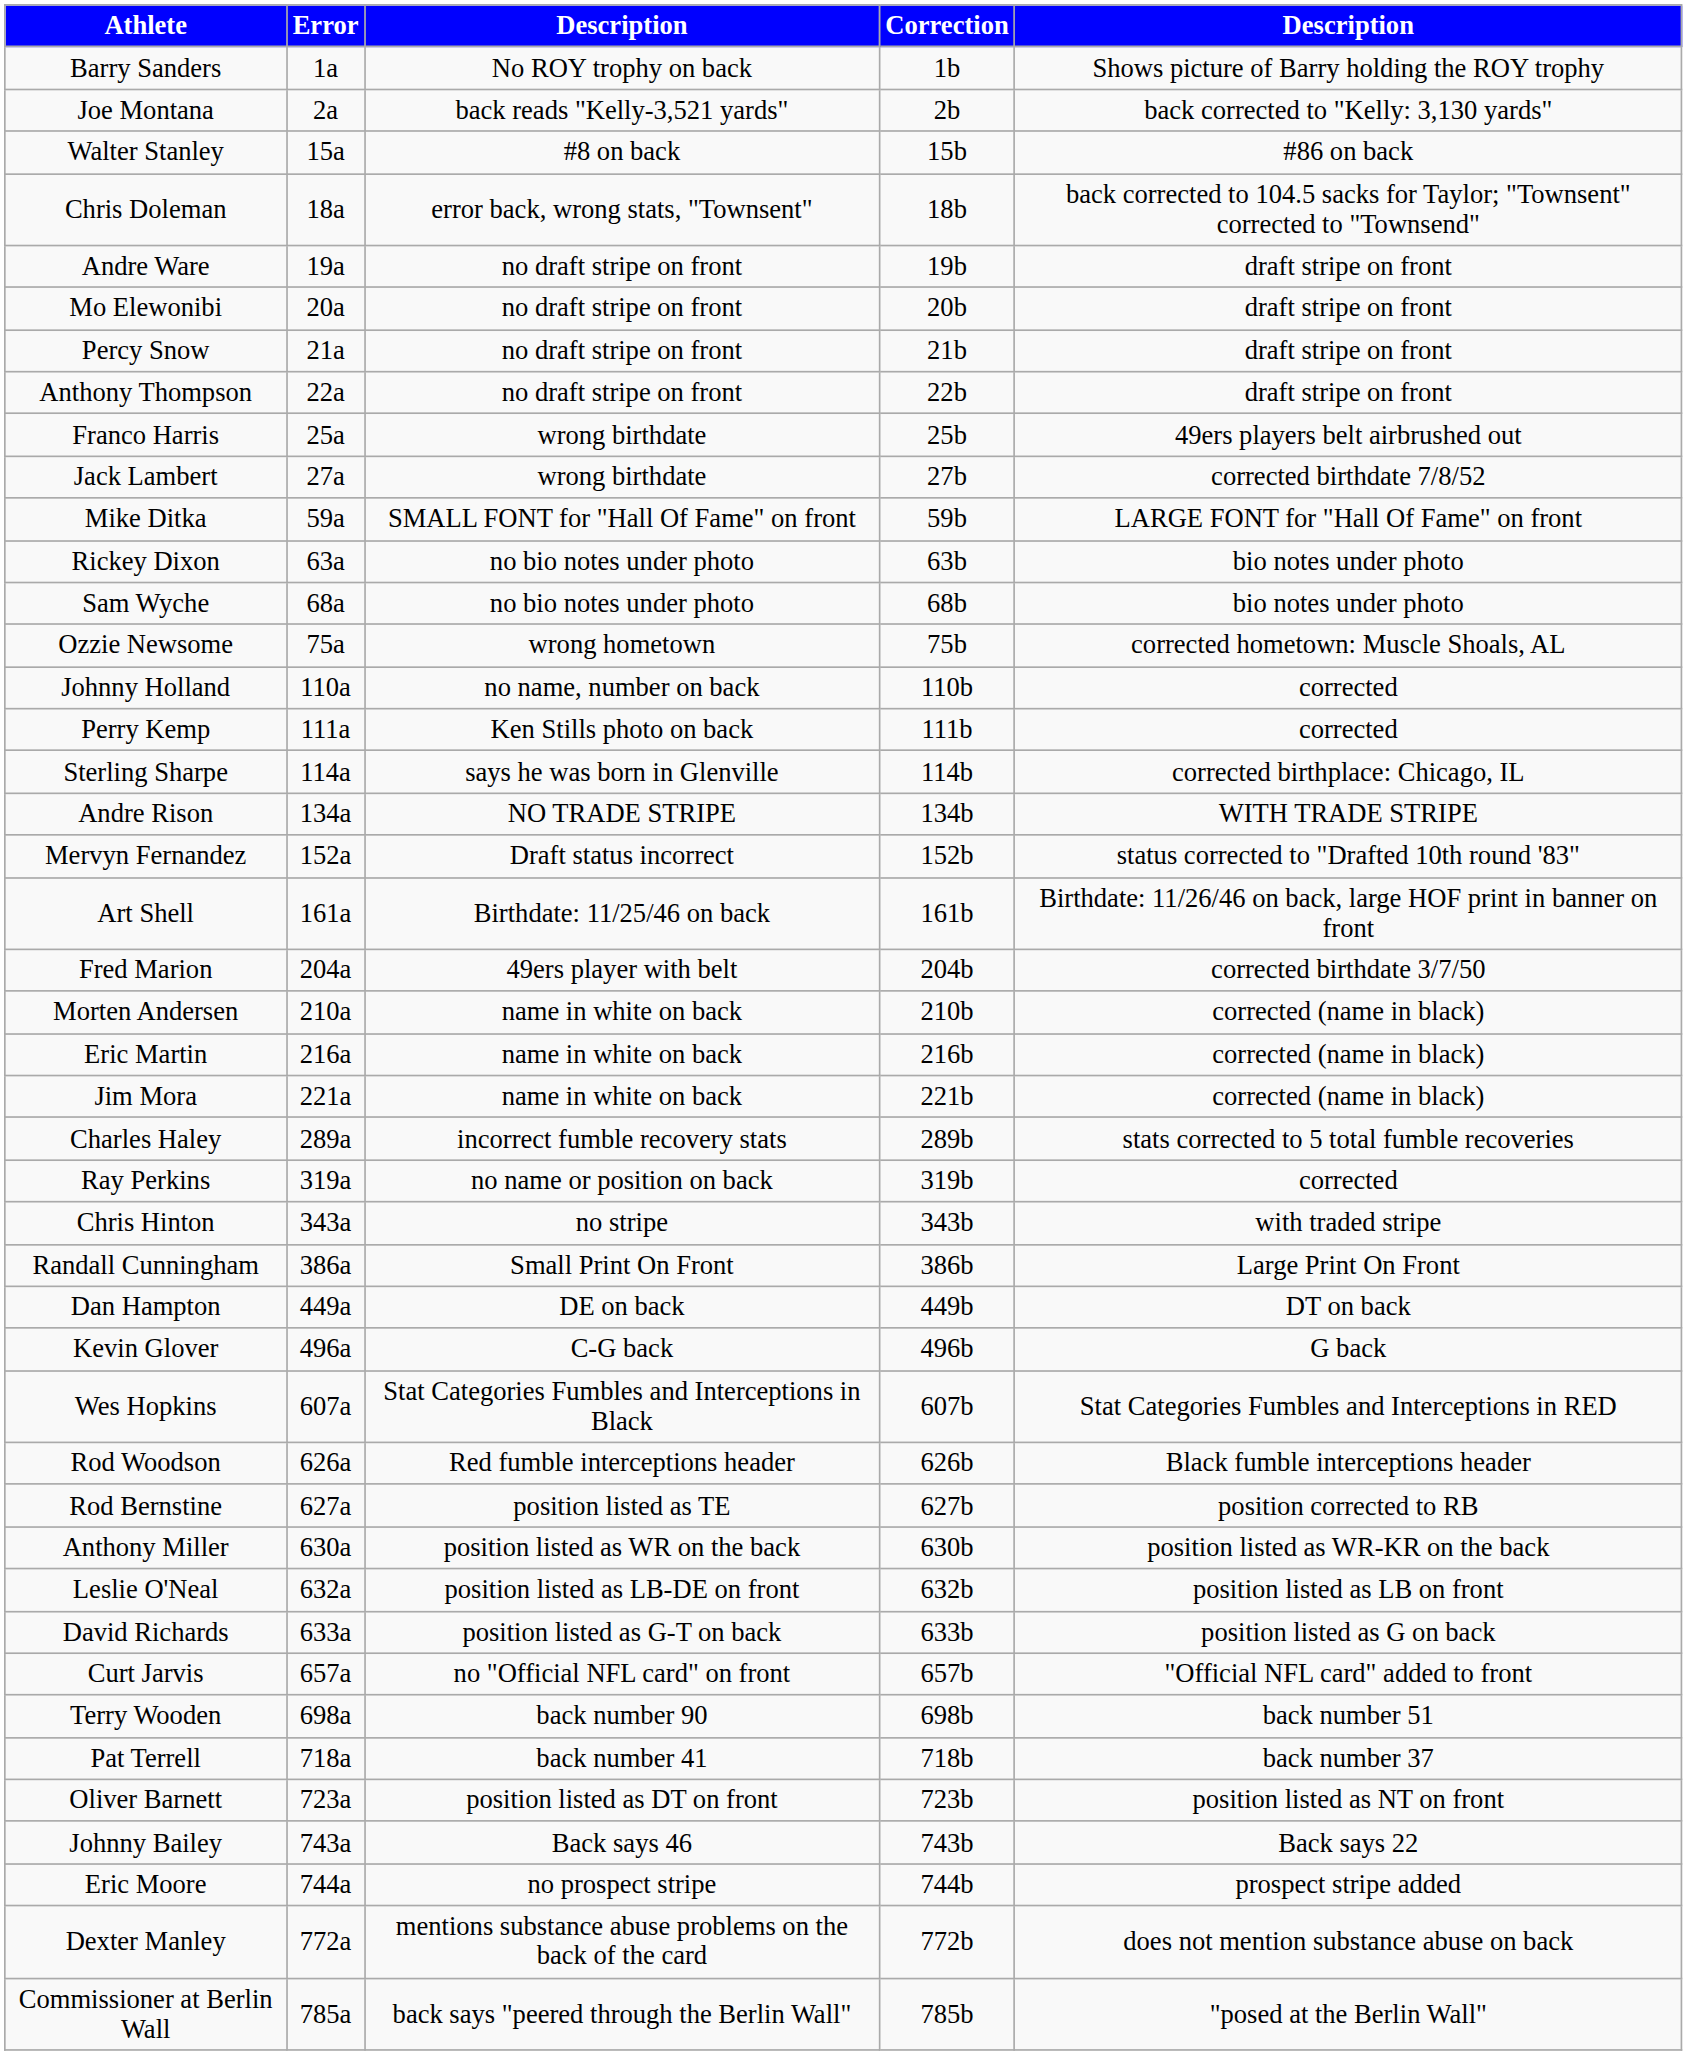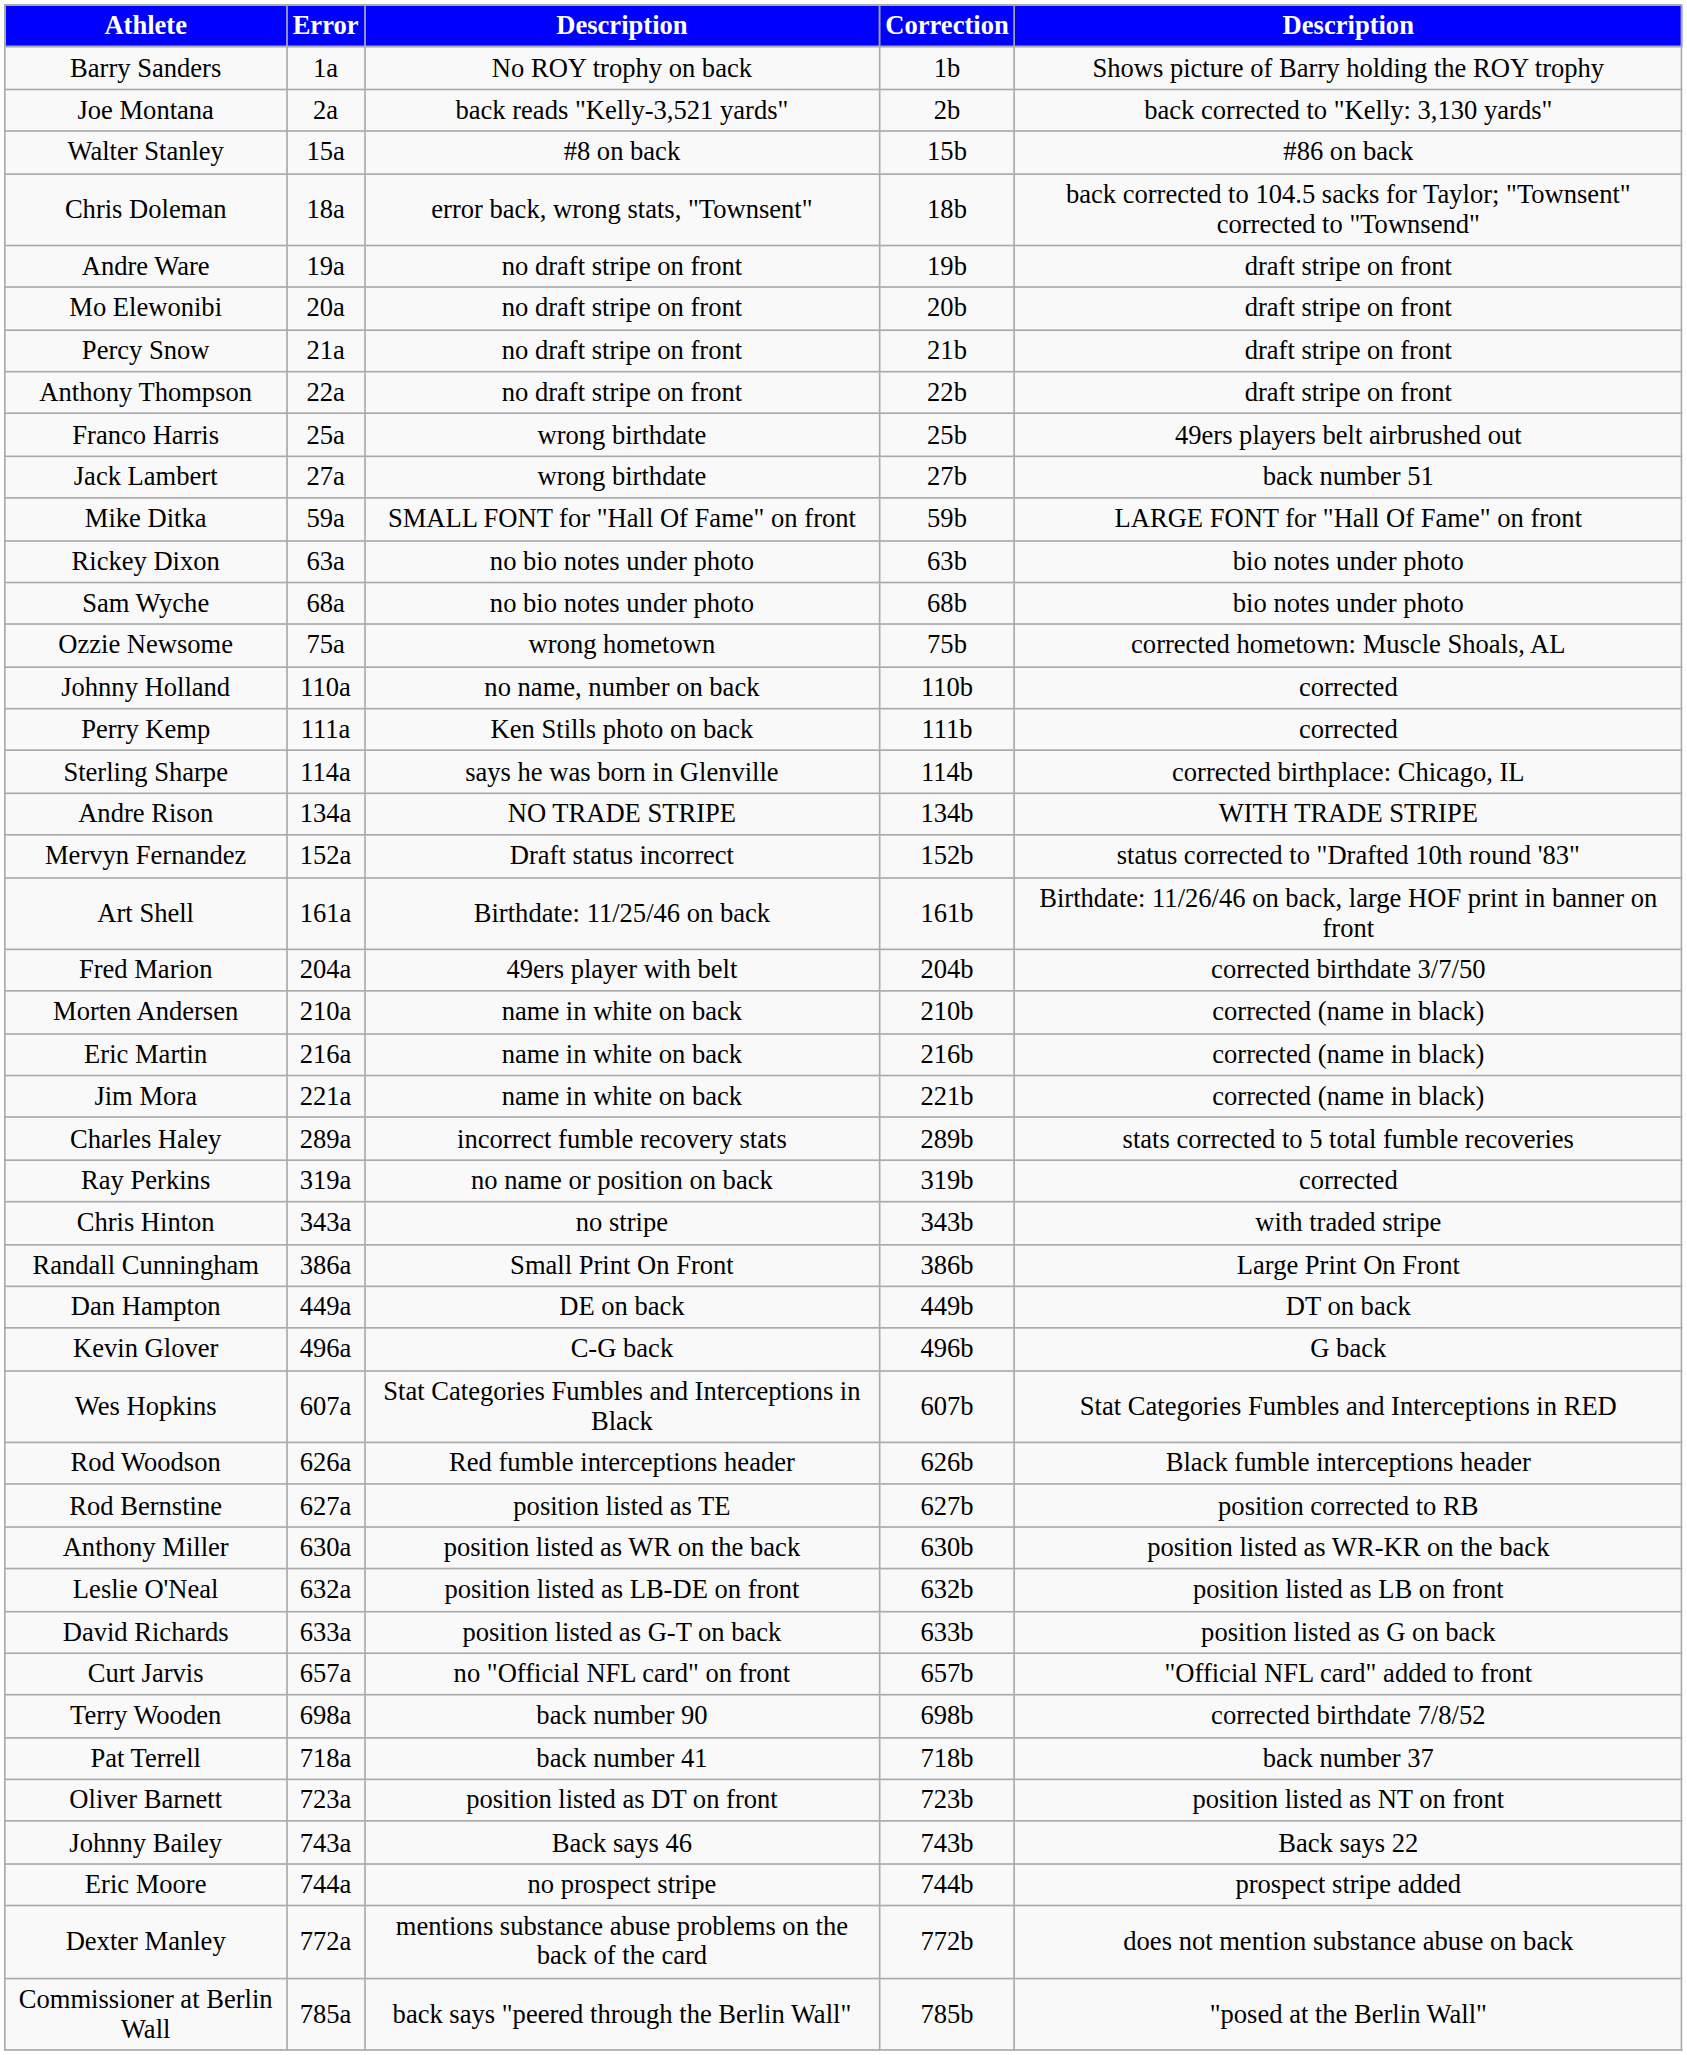(1348, 476) corrected birthdate 7/8/52 -> (1348, 476) back number 51
(1348, 1715) back number 51 -> (1348, 1715) corrected birthdate 7/8/52
